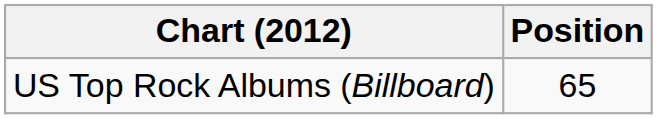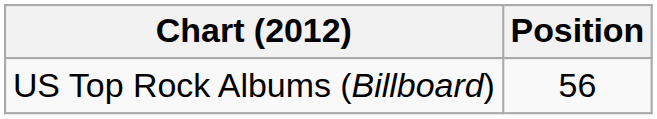(577, 85) 65 -> (577, 85) 56
